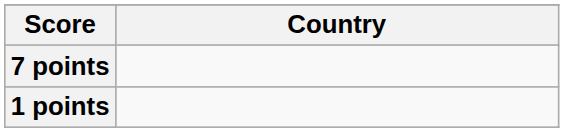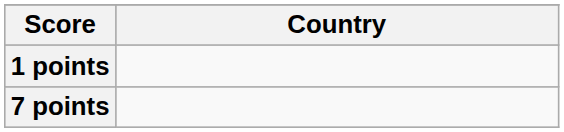rows swapped: (60, 65) <-> (60, 106)
